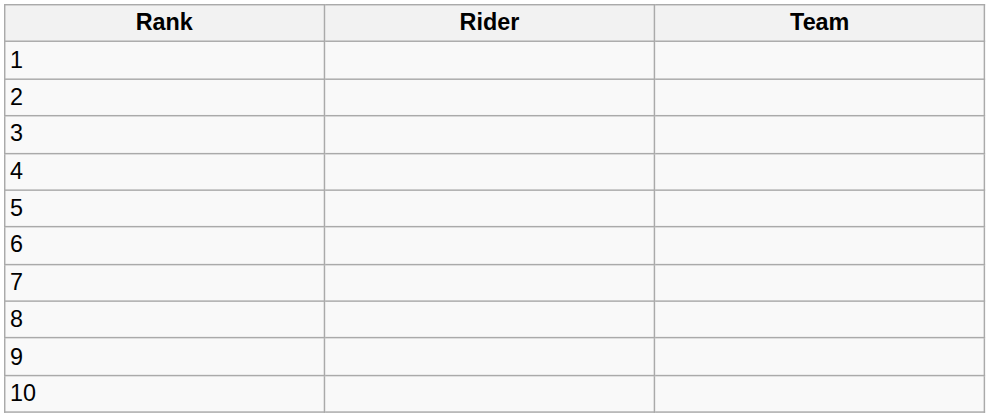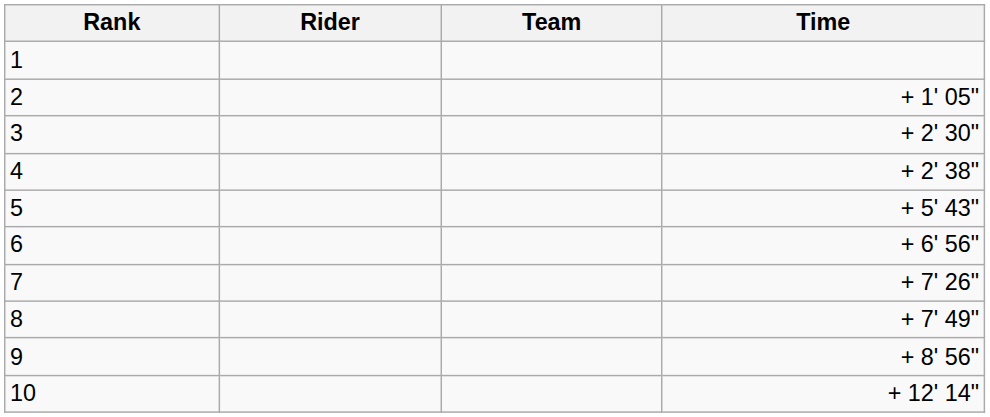+ column: (823, 23)
